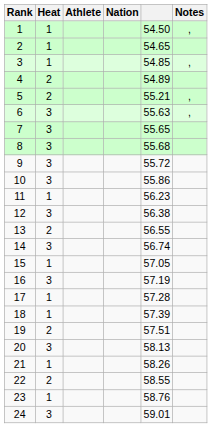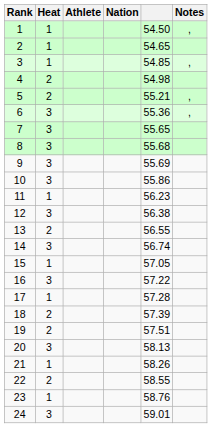(157, 79) 54.89 -> (157, 79) 54.98
(157, 113) 55.63 -> (157, 113) 55.36
(157, 163) 55.72 -> (157, 163) 55.69
(157, 280) 57.19 -> (157, 280) 57.22
(49, 314) 1 -> (49, 314) 2
